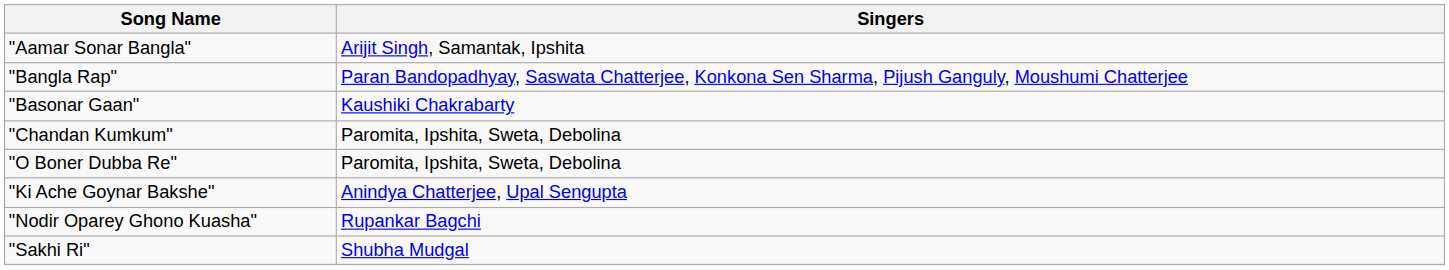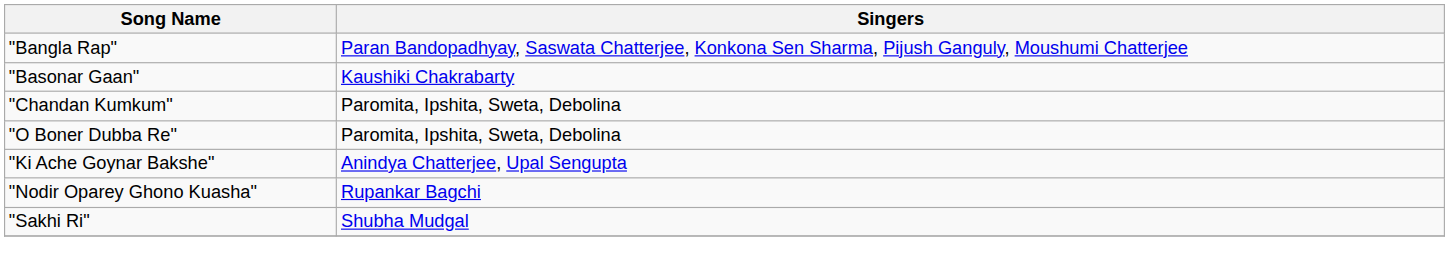- row: (100, 47)
